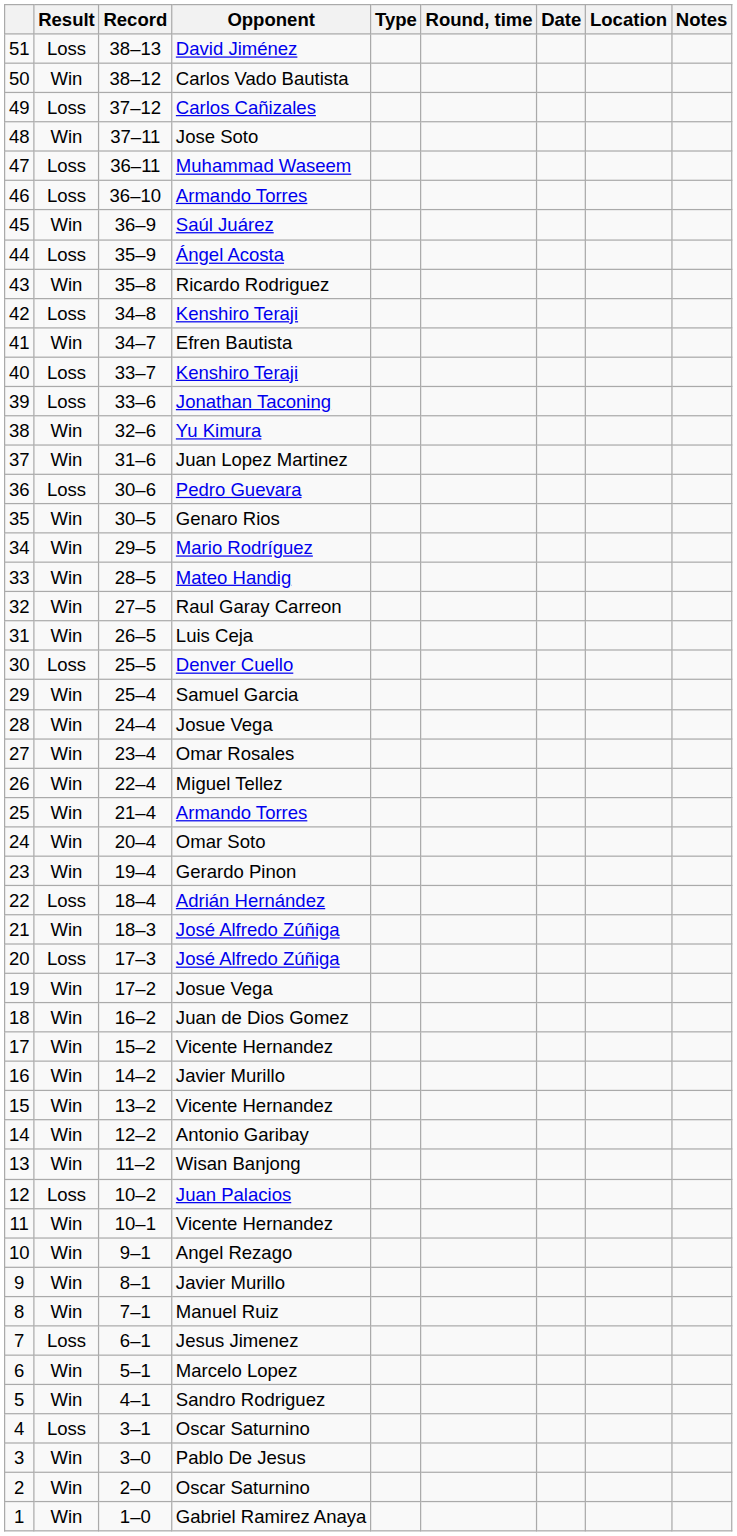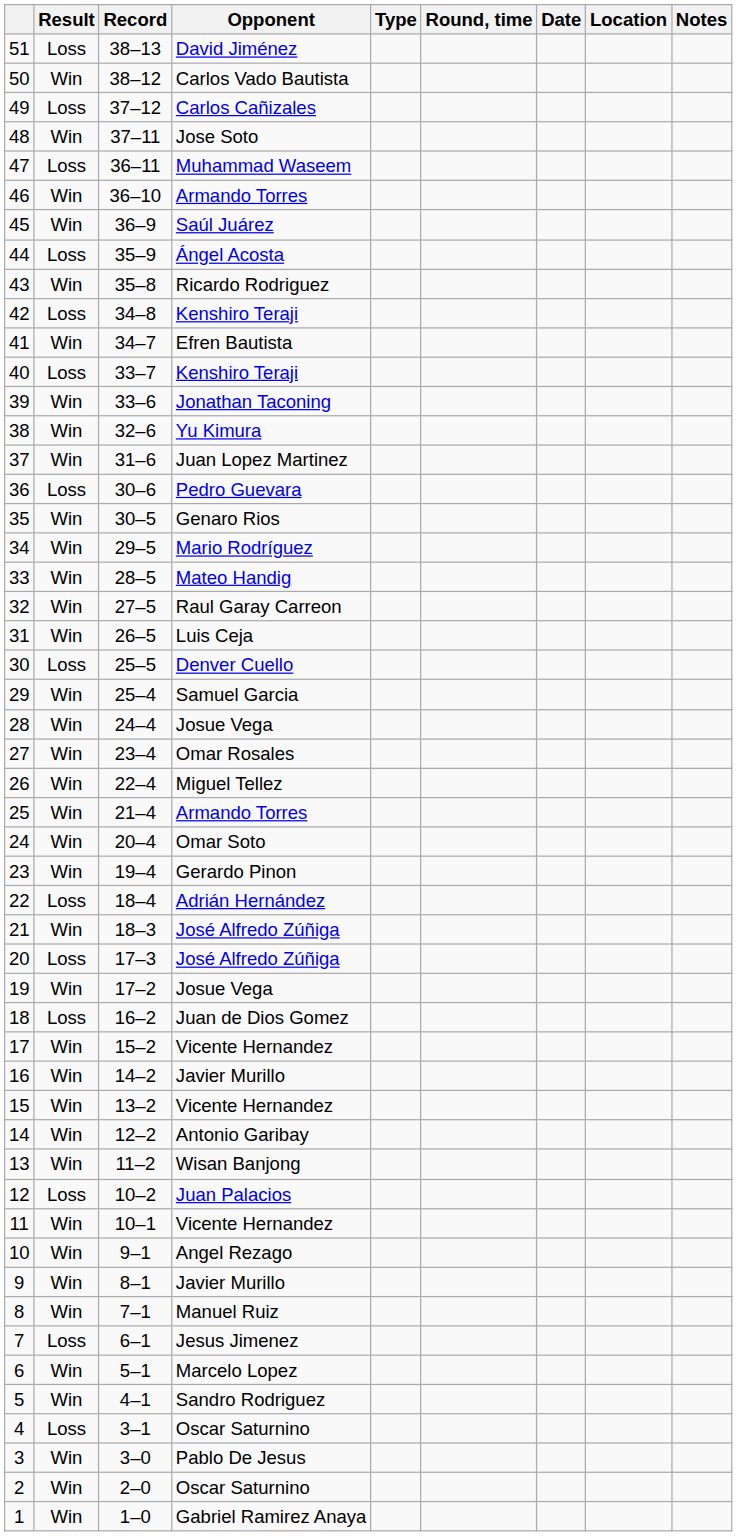(66, 196) Loss -> (66, 196) Win
(66, 401) Loss -> (66, 401) Win
(66, 1018) Win -> (66, 1018) Loss
